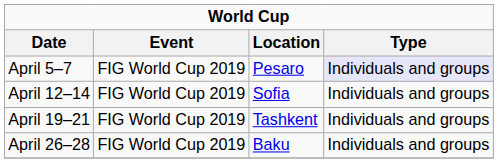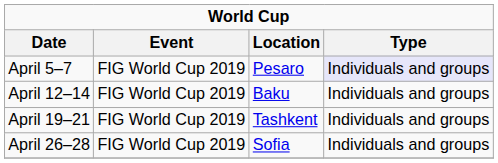(271, 94) Sofia -> (271, 94) Baku
(271, 145) Baku -> (271, 145) Sofia
